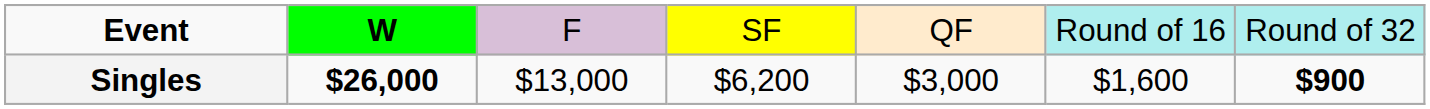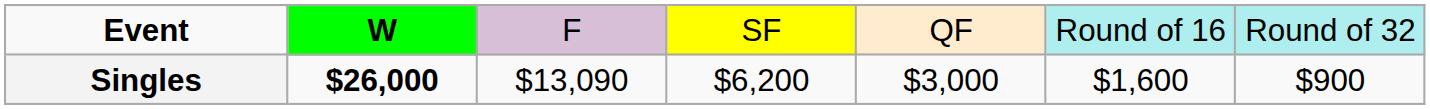(572, 80) $13,000 -> (572, 80) $13,090
(1330, 80) bold -> (1330, 80) normal
